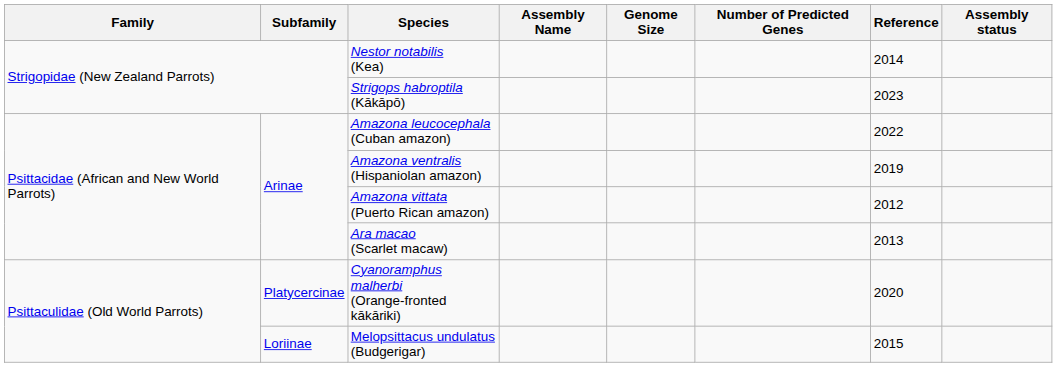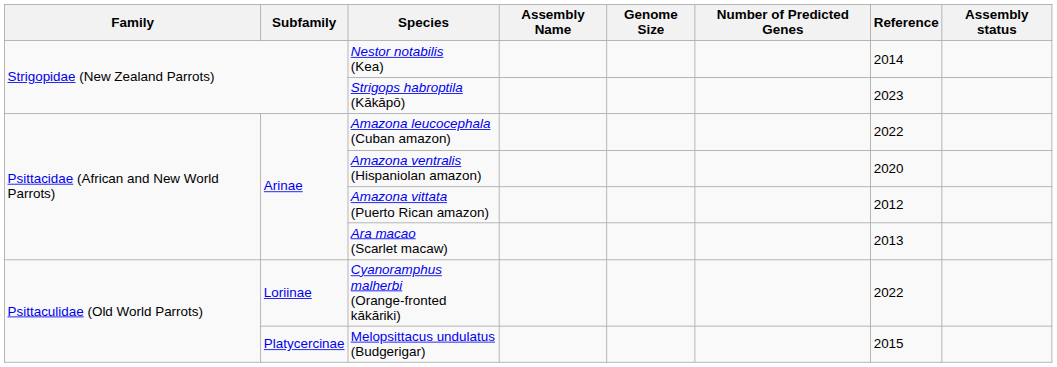(889, 168) 2019 -> (889, 168) 2020
(304, 292) Platycercinae -> (288, 292) Loriinae
(889, 292) 2020 -> (889, 292) 2022
(288, 344) Loriinae -> (304, 344) Platycercinae
